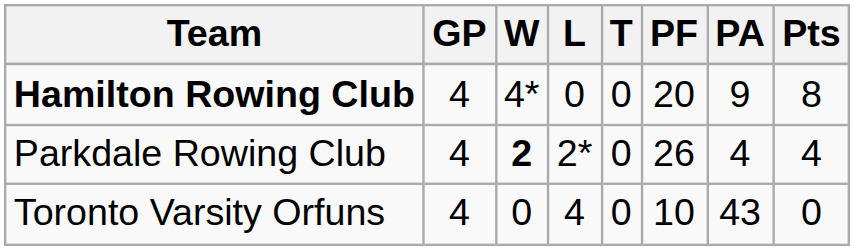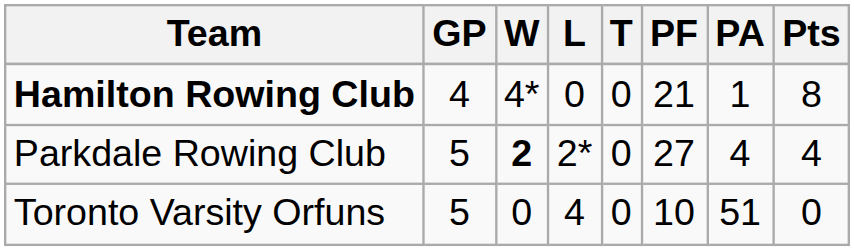(674, 93) 20 -> (674, 93) 21
(740, 93) 9 -> (740, 93) 1
(459, 153) 4 -> (459, 153) 5
(674, 153) 26 -> (674, 153) 27
(459, 213) 4 -> (459, 213) 5
(740, 213) 43 -> (740, 213) 51
